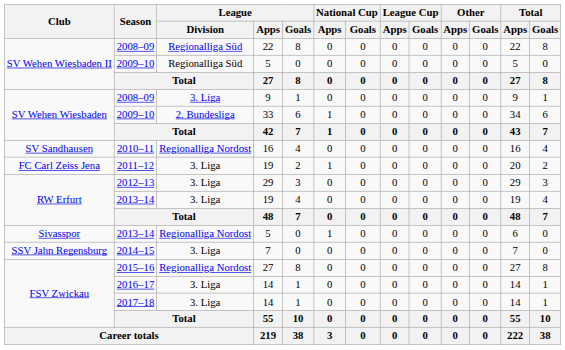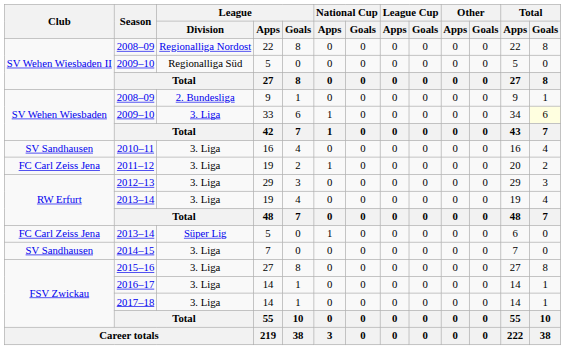(205, 47) Regionalliga Süd -> (205, 47) Regionalliga Nordost
(205, 98) 3. Liga -> (205, 98) 2. Bundesliga
(205, 115) 2. Bundesliga -> (205, 115) 3. Liga
(545, 115) no background -> (545, 115) lightyellow background
(205, 149) Regionalliga Nordost -> (205, 149) 3. Liga
(59, 234) Sivasspor -> (59, 234) FC Carl Zeiss Jena
(205, 234) Regionalliga Nordost -> (205, 234) Süper Lig
(59, 251) SSV Jahn Regensburg -> (59, 251) SV Sandhausen
(205, 268) Regionalliga Nordost -> (205, 268) 3. Liga
